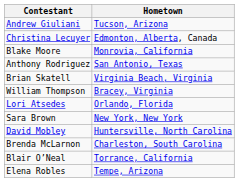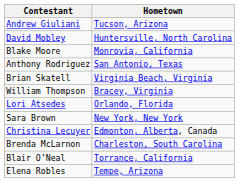rows swapped: (36, 131) <-> (48, 38)
